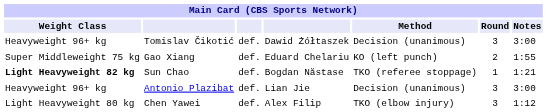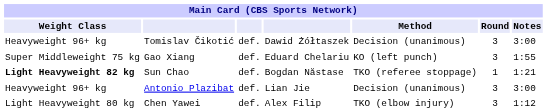(495, 57) 2 -> (495, 57) 3
